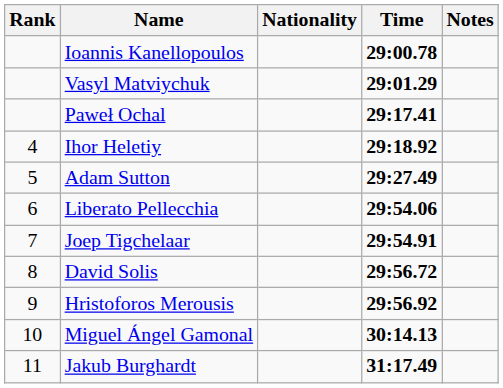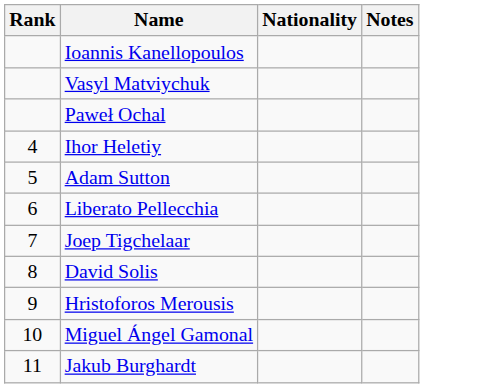- column: (402, 20)
